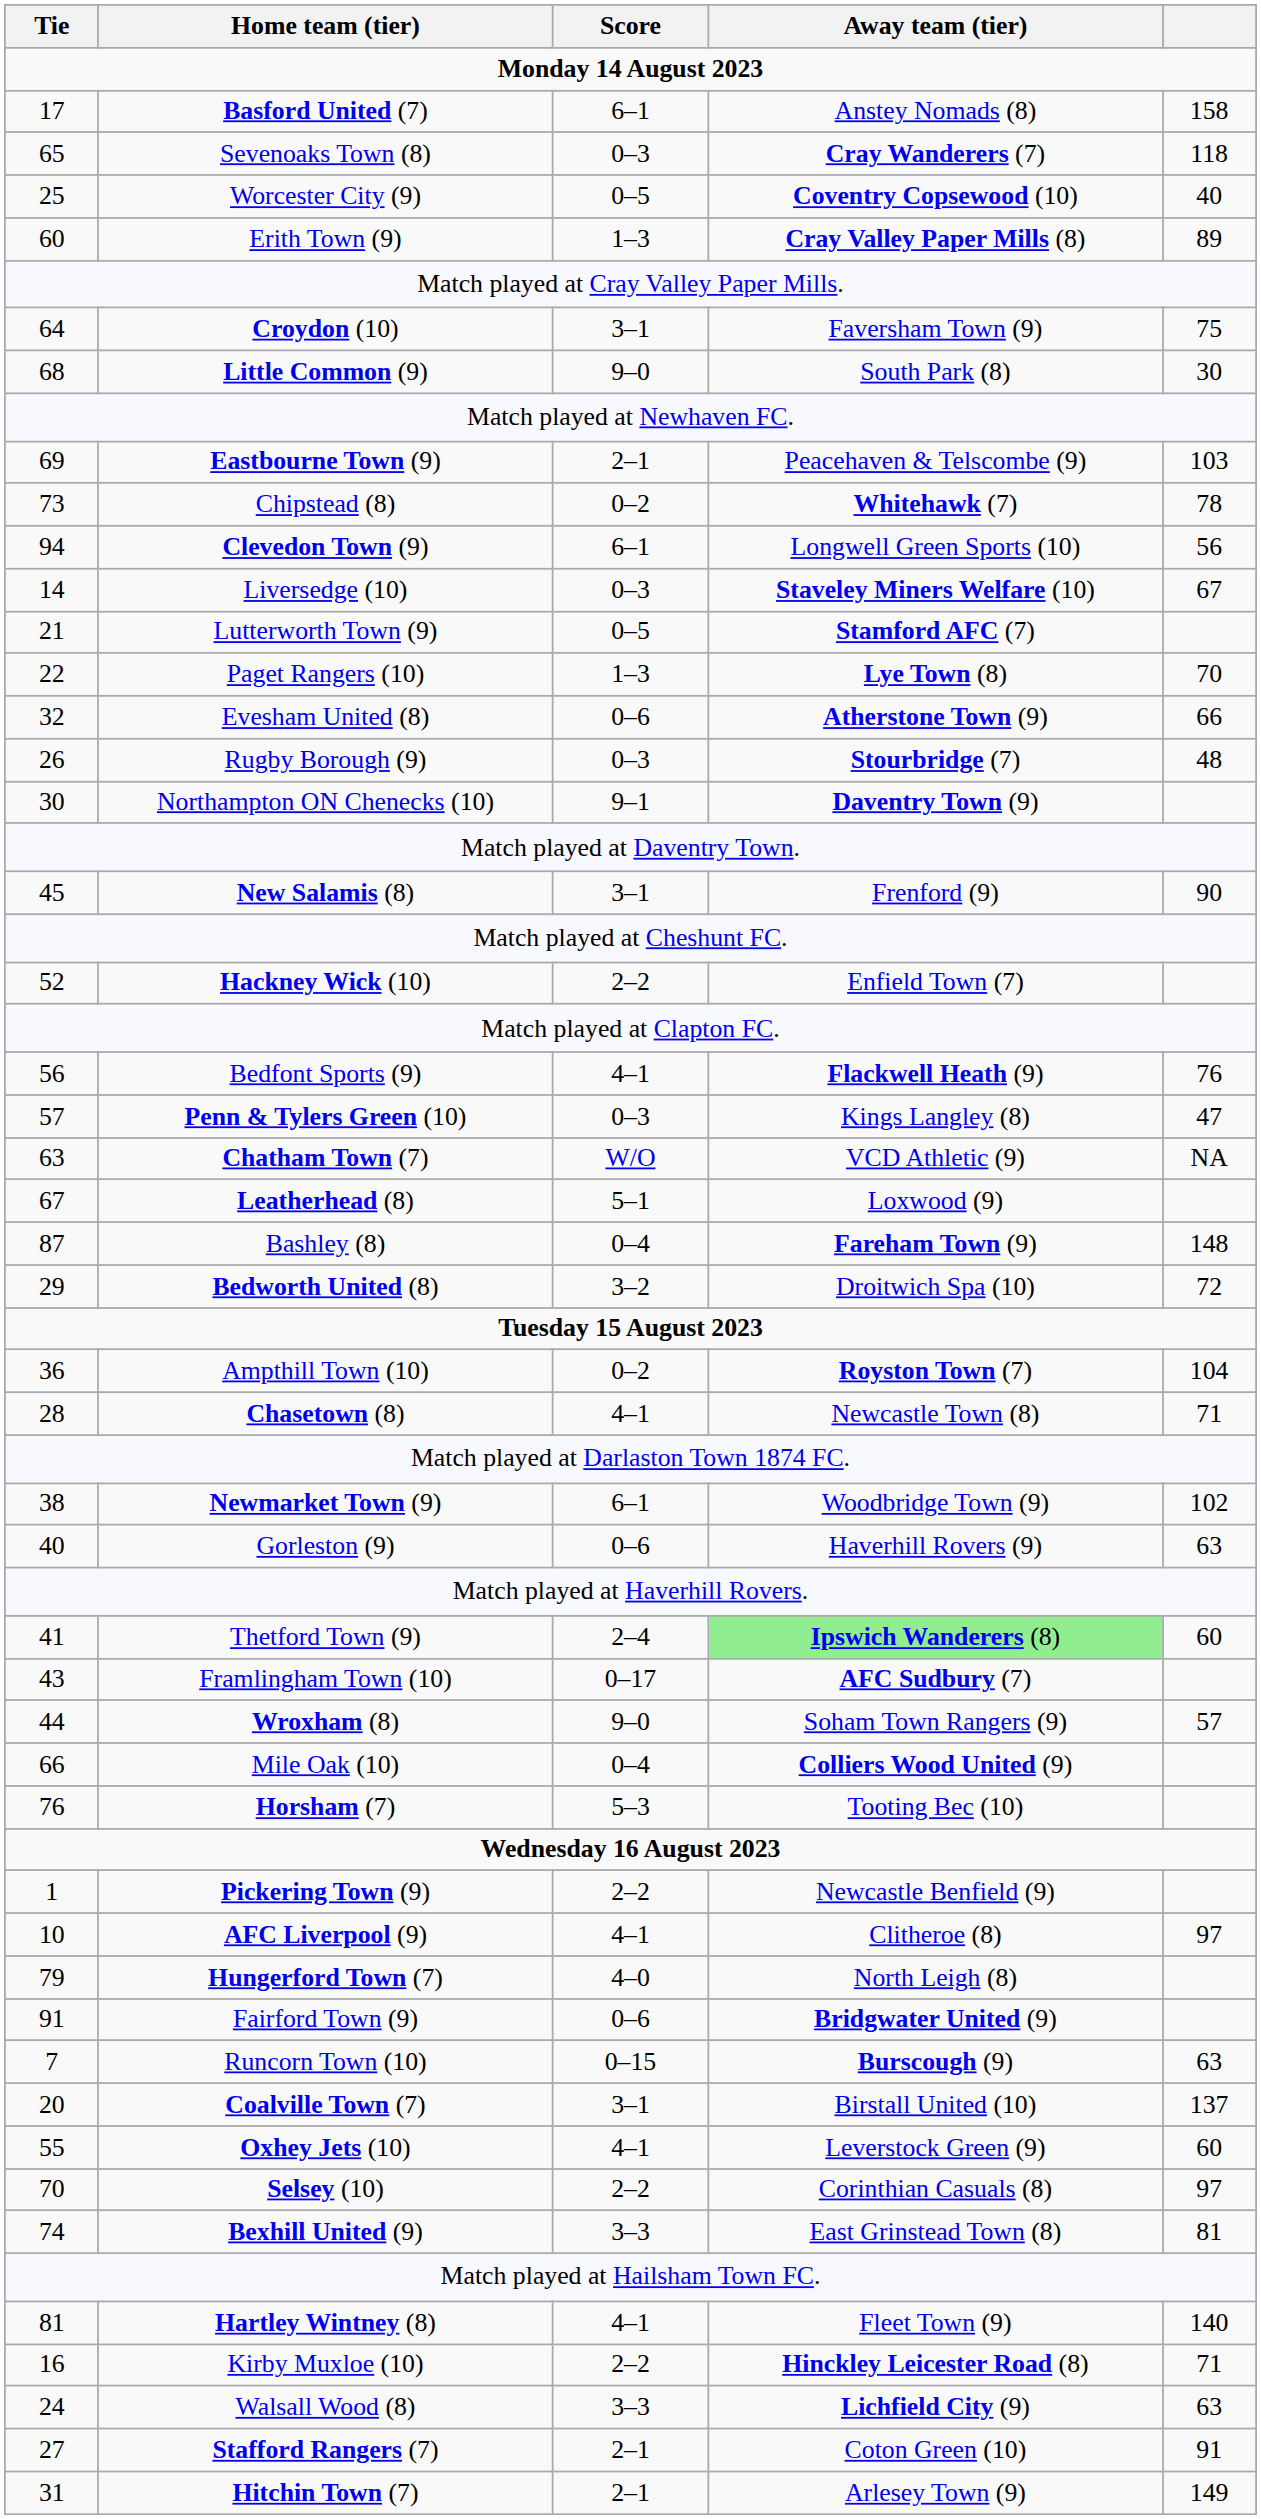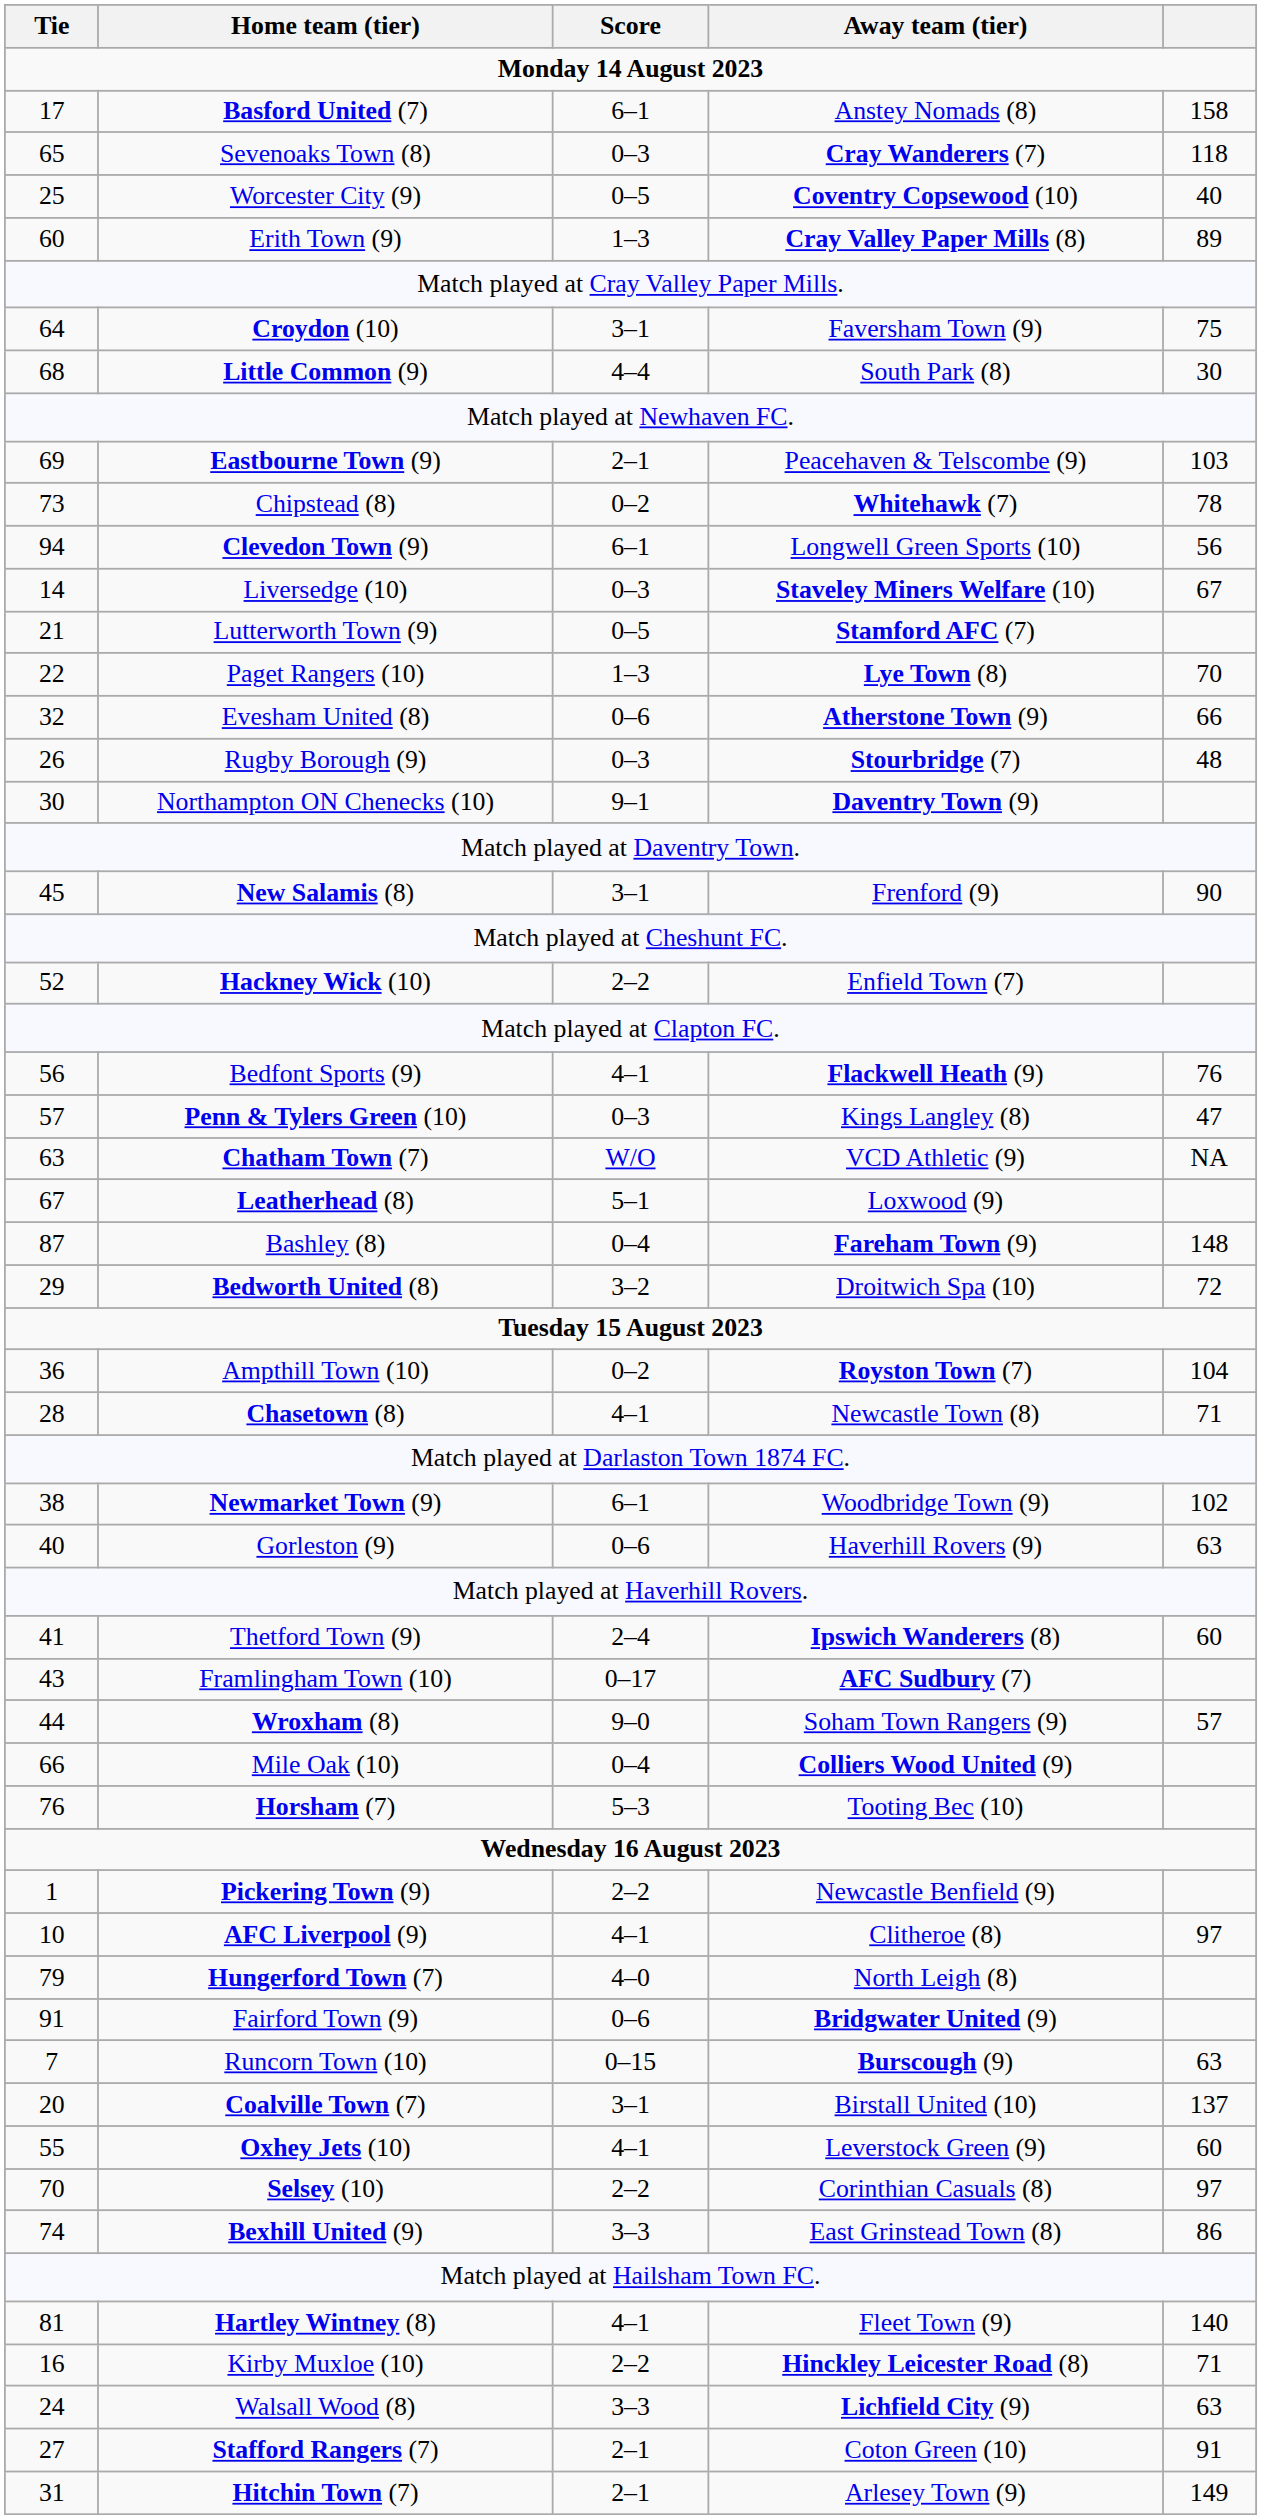(630, 371) 9–0 -> (630, 371) 4–4
(935, 1636) lightgreen background -> (935, 1636) no background
(1209, 2231) 81 -> (1209, 2231) 86
